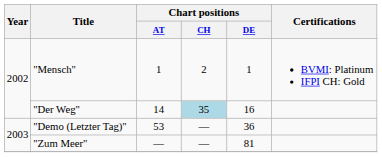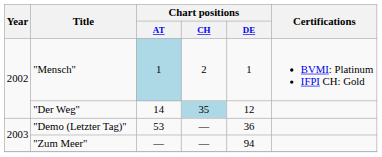(159, 69) no background -> (159, 69) lightblue background
(249, 109) 16 -> (249, 109) 12
(249, 143) 81 -> (249, 143) 94
